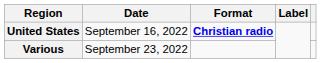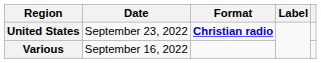(136, 31) September 16, 2022 -> (136, 31) September 23, 2022
(136, 49) September 23, 2022 -> (136, 49) September 16, 2022
